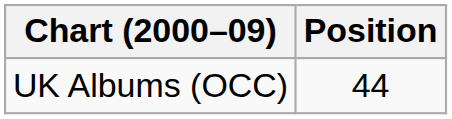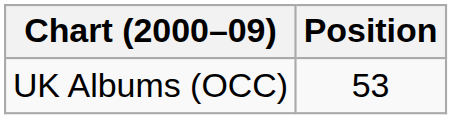(371, 85) 44 -> (371, 85) 53
